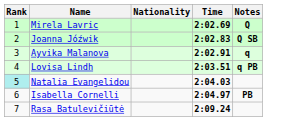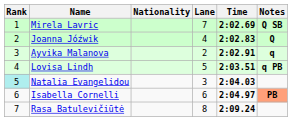+ column: (205, 11)
(247, 25) Q -> (272, 25) Q SB
(247, 39) Q SB -> (272, 39) Q
(247, 95) no background -> (272, 95) lightsalmon background
